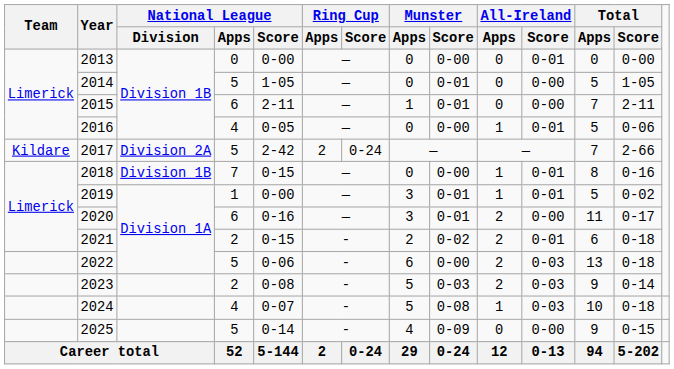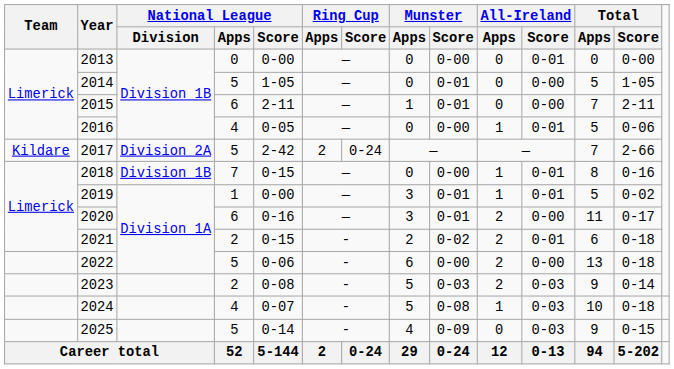(548, 263) 0-03 -> (548, 263) 0-00
(548, 330) 0-00 -> (548, 330) 0-03
